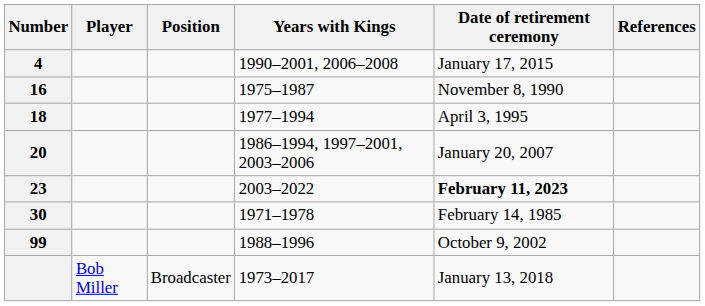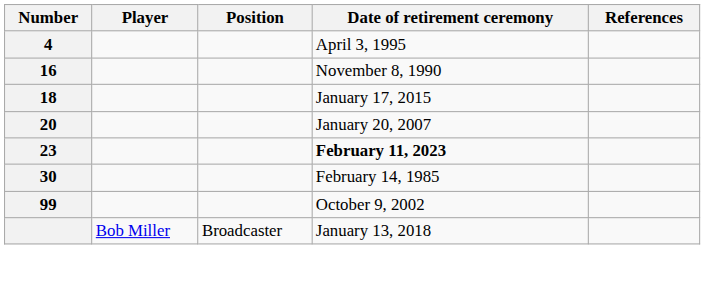- column: (334, 27)
(495, 63) January 17, 2015 -> (361, 44) April 3, 1995
(483, 116) April 3, 1995 -> (373, 97) January 17, 2015
